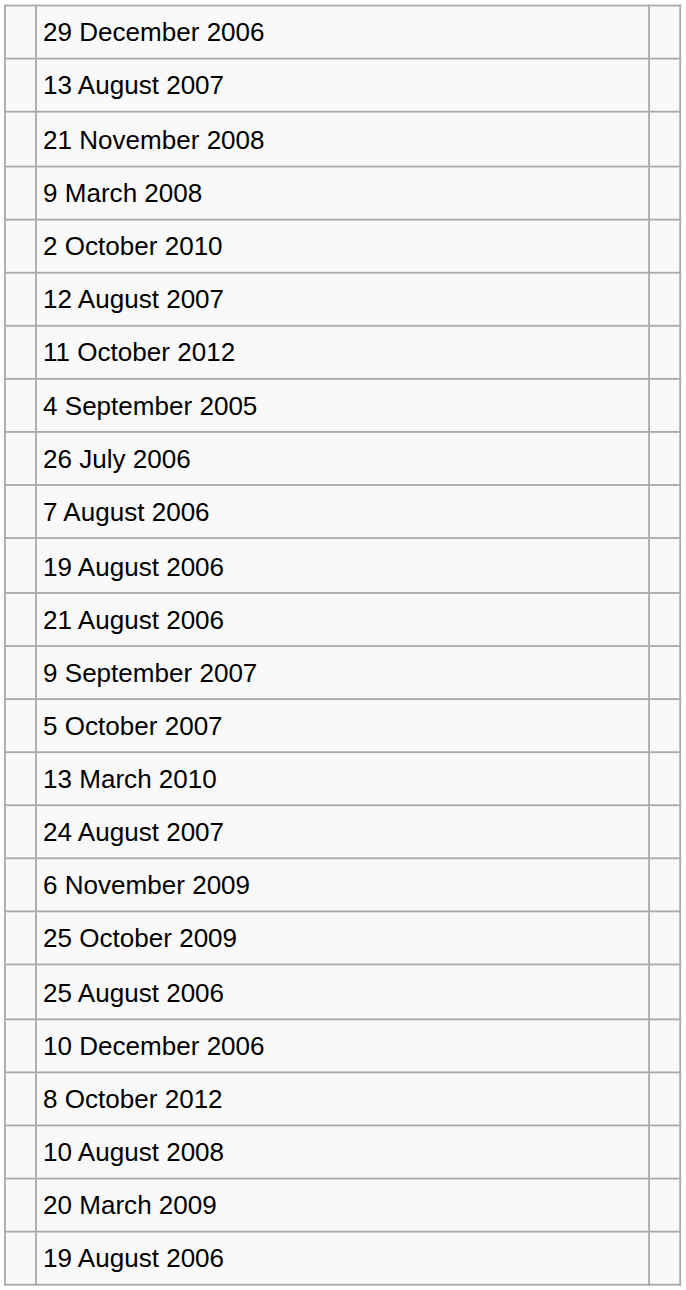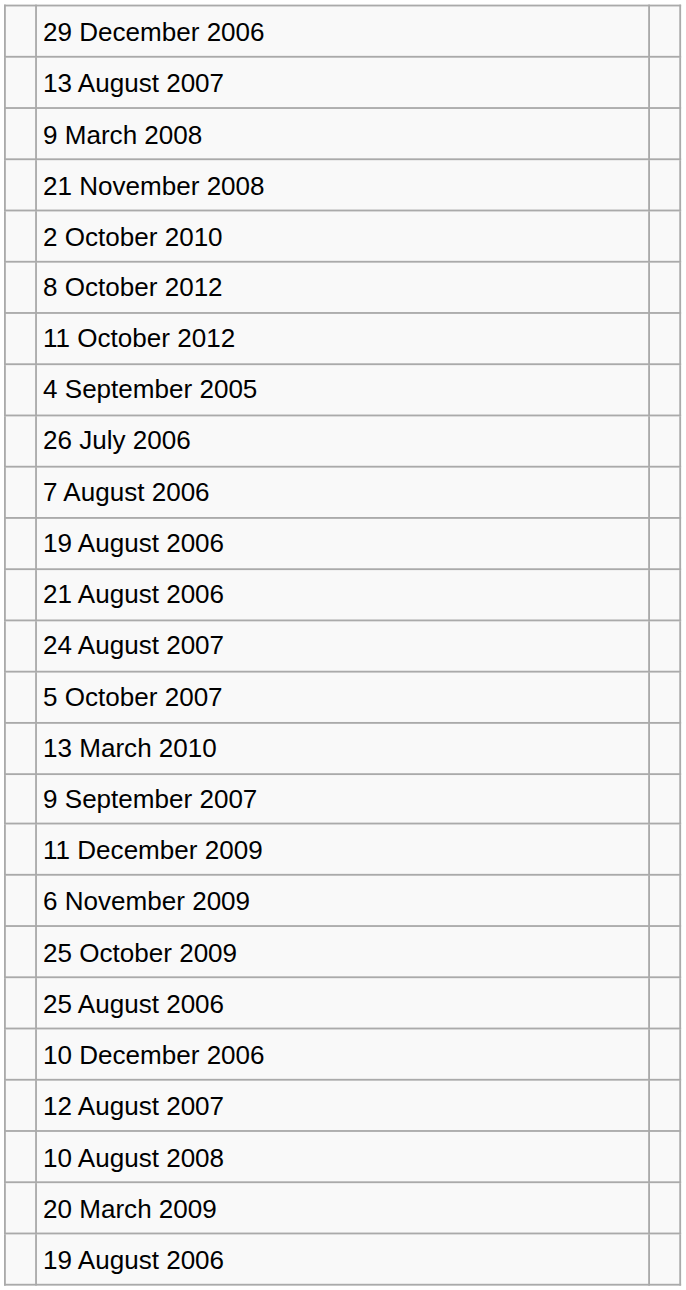rows swapped: (21, 193) <-> (21, 139)
rows swapped: (21, 1099) <-> (21, 299)
rows swapped: (21, 832) <-> (21, 672)
+ row: (21, 850)
